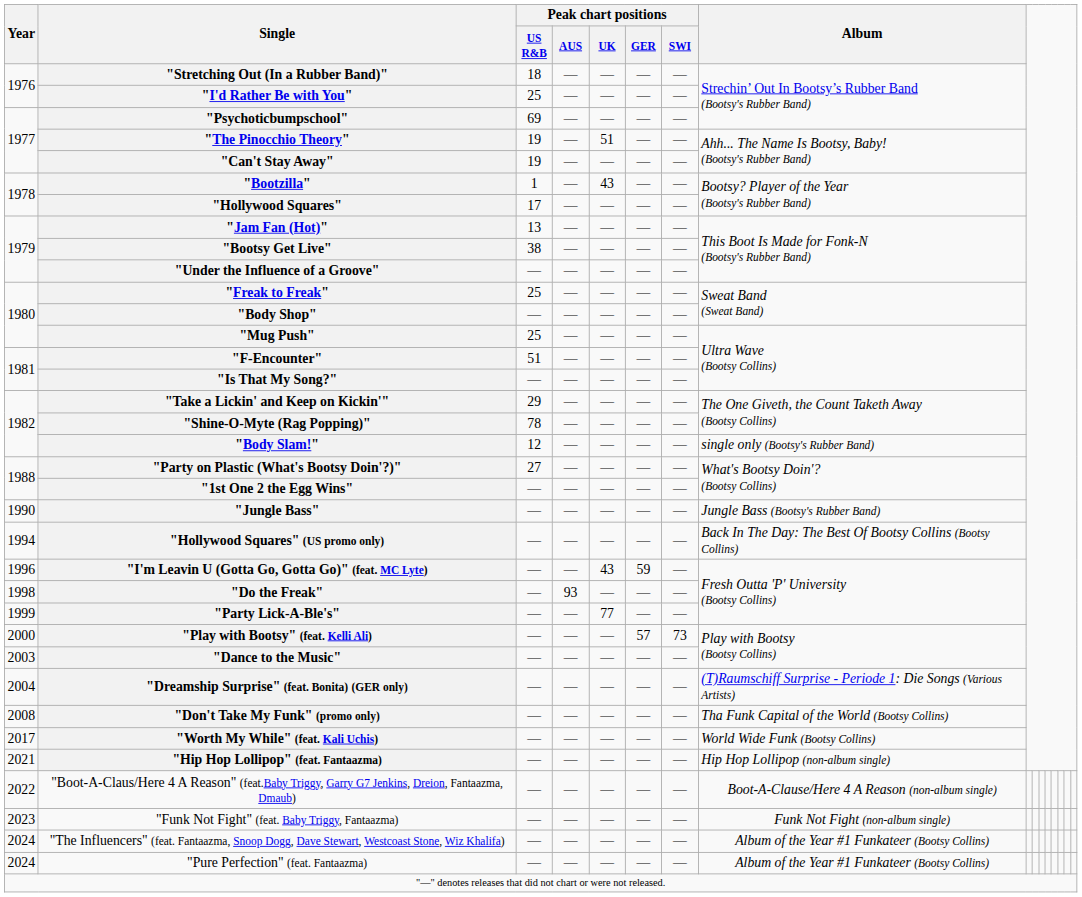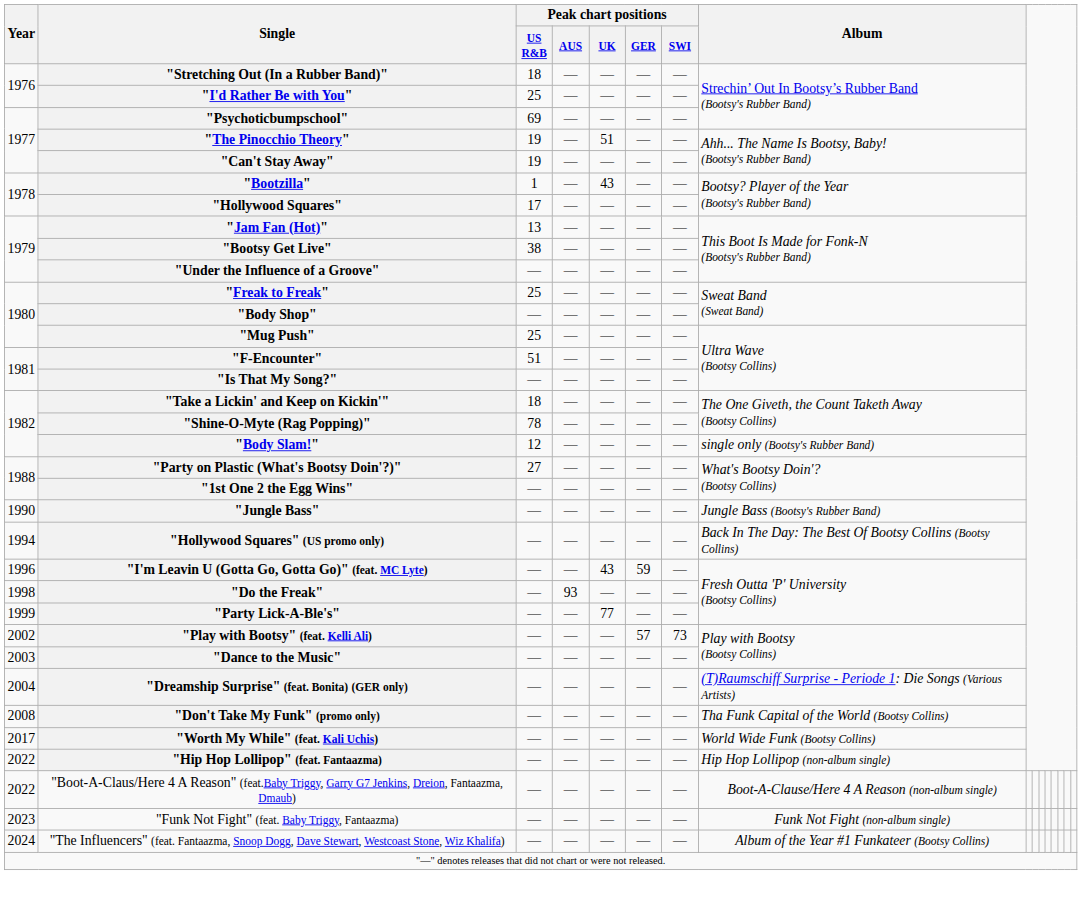(534, 401) 29 -> (534, 401) 18
(21, 635) 2000 -> (21, 635) 2002
(21, 760) 2021 -> (21, 760) 2022
- row: (277, 862)
